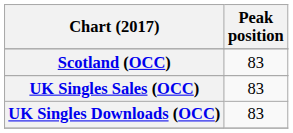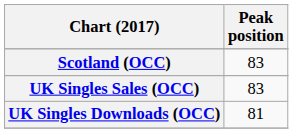(256, 114) 83 -> (256, 114) 81
